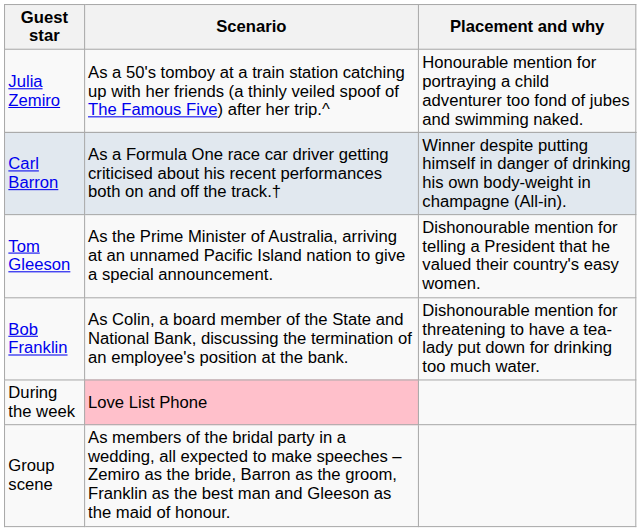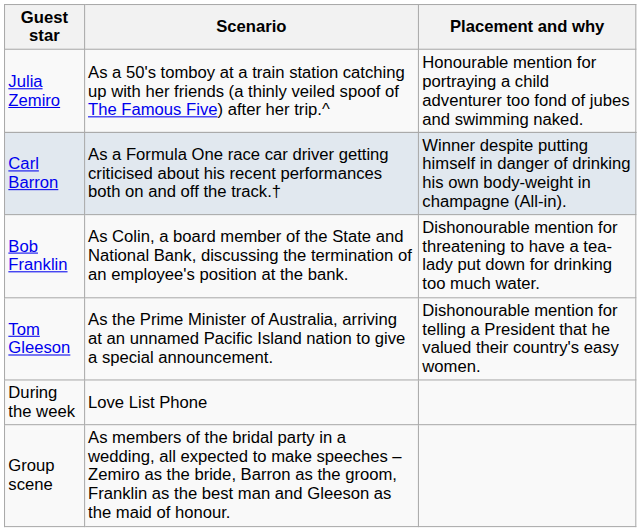rows swapped: (38, 338) <-> (39, 255)
(148, 402) pink background -> (148, 402) no background
